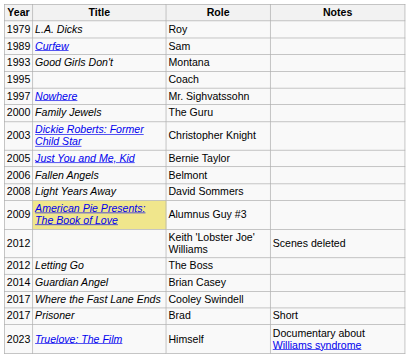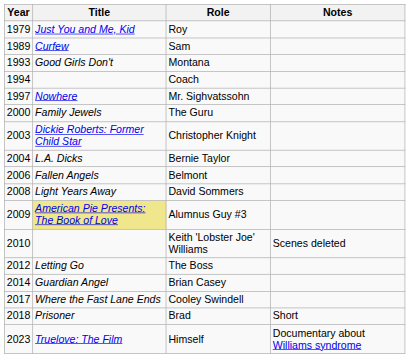(59, 29) L.A. Dicks -> (85, 29) Just You and Me, Kid
(19, 79) 1995 -> (19, 79) 1994
(19, 158) 2005 -> (19, 158) 2004
(85, 158) Just You and Me, Kid -> (59, 158) L.A. Dicks
(19, 243) 2012 -> (19, 243) 2010
(19, 316) 2017 -> (19, 316) 2018
